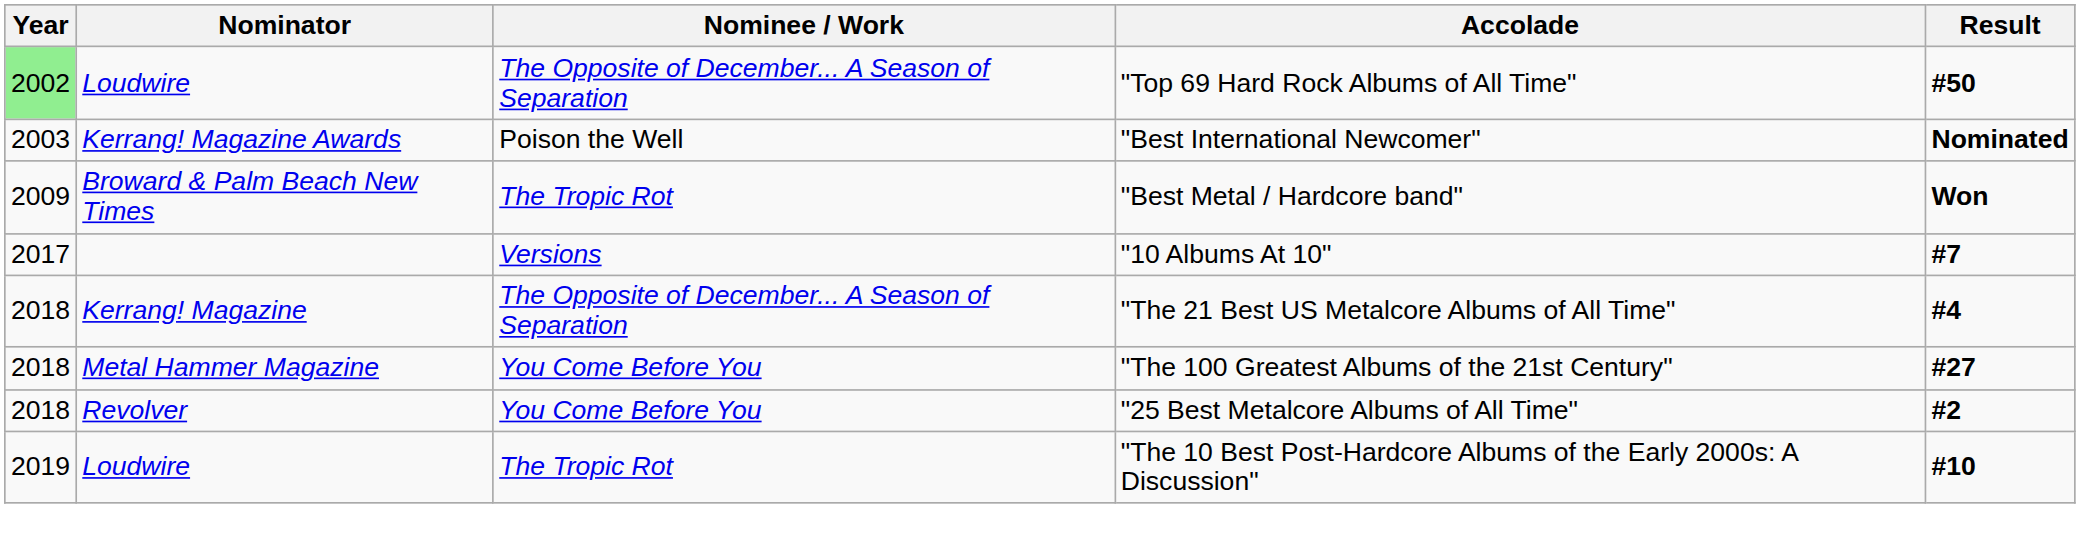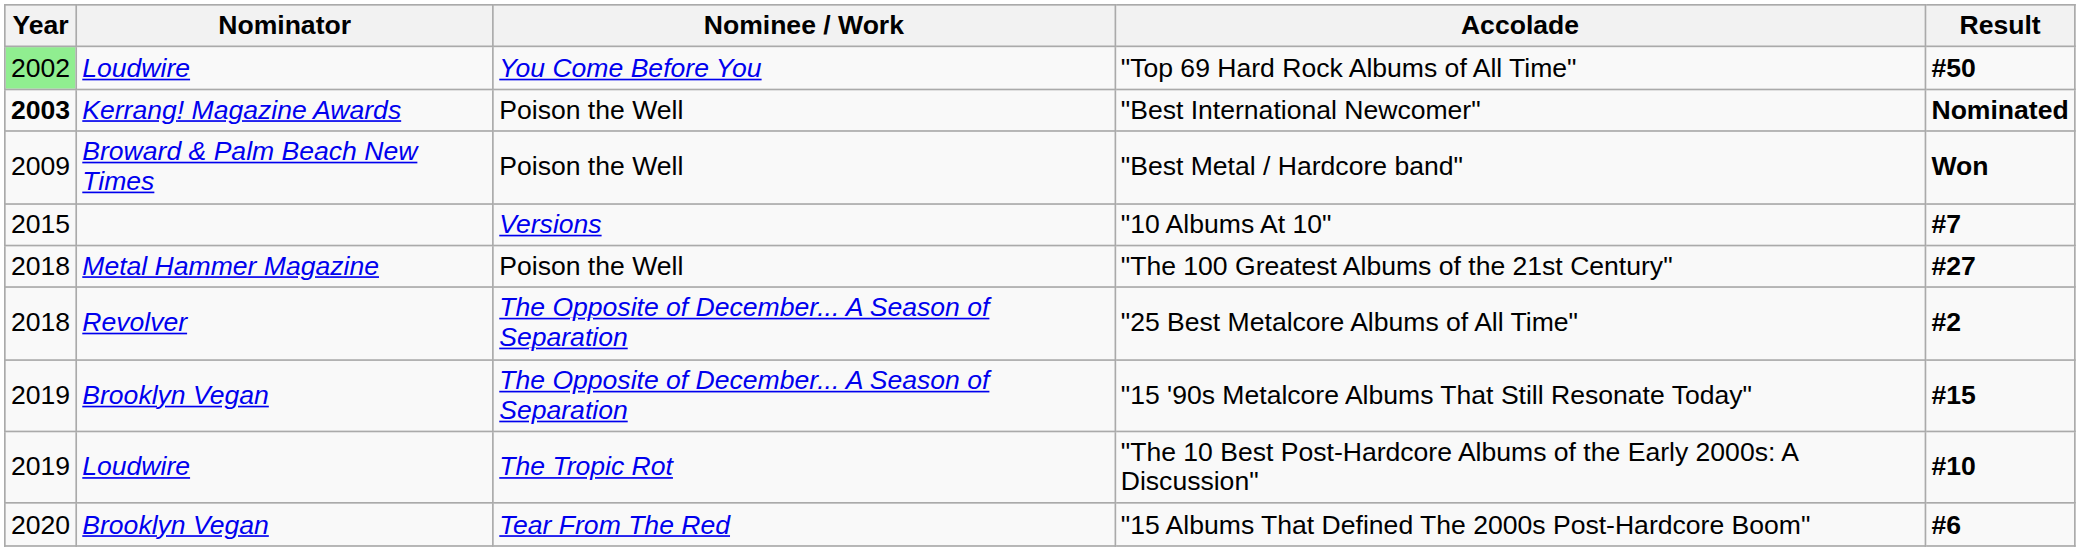(744, 82) The Opposite of December... A Season of Separation -> (630, 67) You Come Before You
(40, 139) normal -> (40, 109) bold
(586, 196) The Tropic Rot -> (591, 166) Poison the Well
(40, 253) 2017 -> (40, 223) 2015
- row: (1398, 310)
(630, 367) You Come Before You -> (591, 266) Poison the Well
(630, 410) You Come Before You -> (744, 323) The Opposite of December... A Season of Separation
+ row: (1436, 395)
+ row: (1466, 524)
